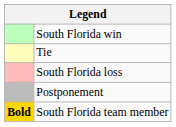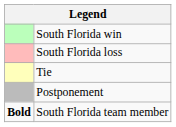rows swapped: (79, 73) <-> (44, 53)
(19, 112) gold background -> (19, 112) no background
